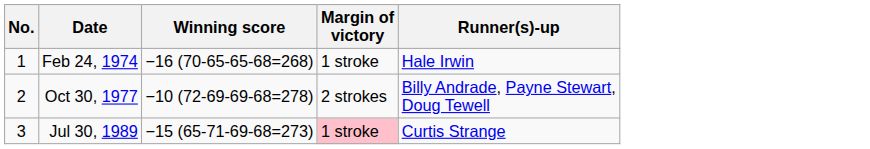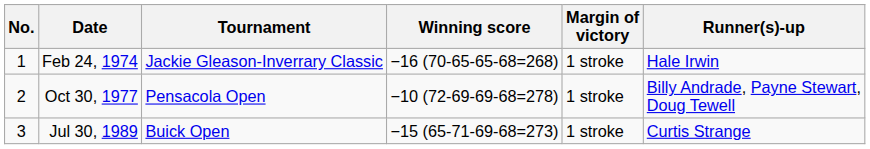+ column: (264, 27)
(354, 96) 2 strokes -> (595, 96) 1 stroke
(350, 131) pink background -> (595, 131) no background
